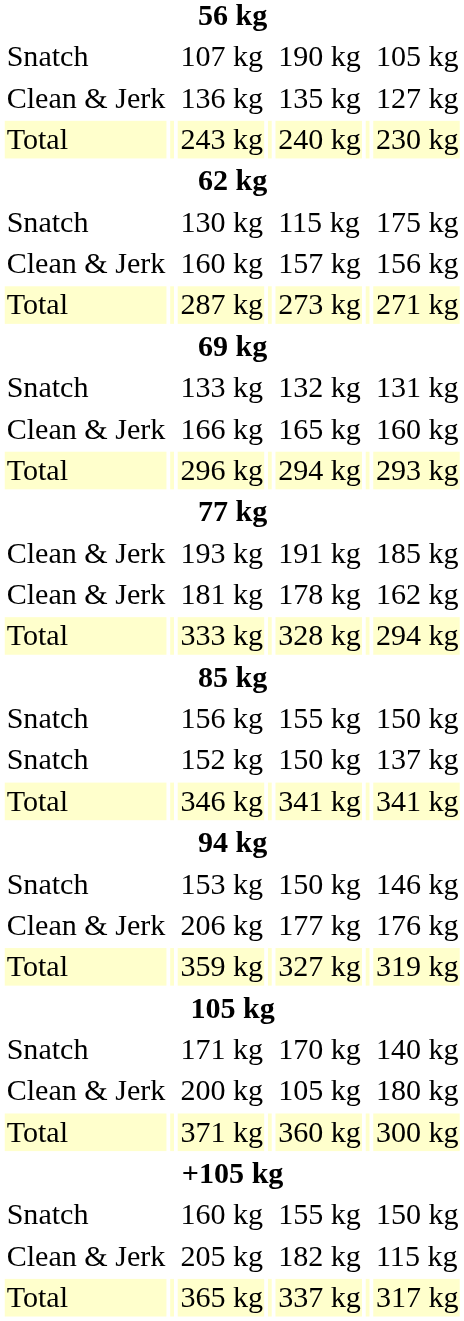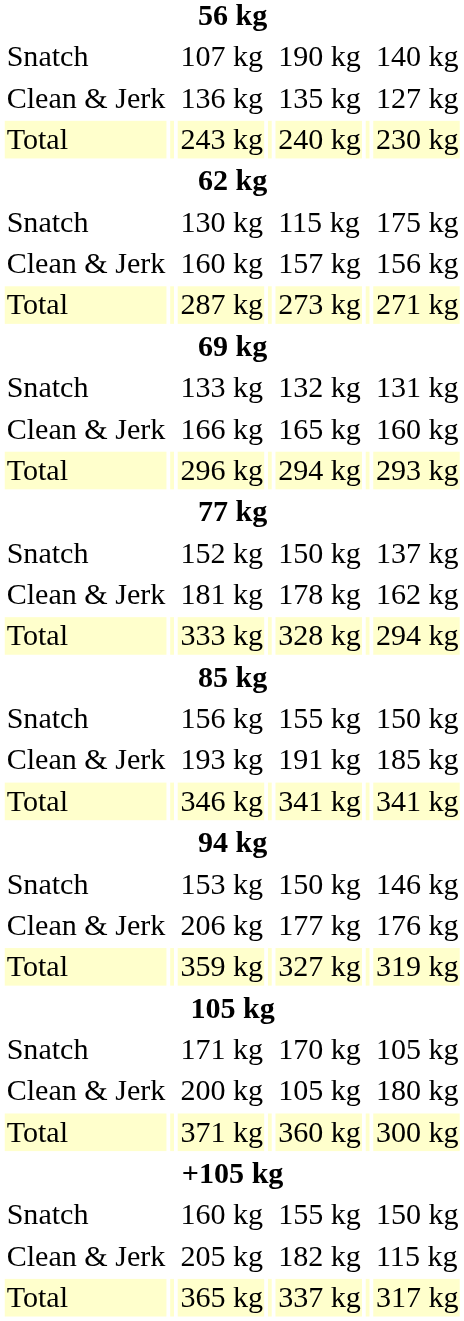(417, 56) 105 kg -> (417, 56) 140 kg
rows swapped: (48, 759) <-> (86, 552)
(417, 1049) 140 kg -> (417, 1049) 105 kg
